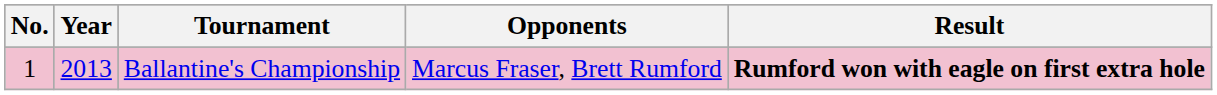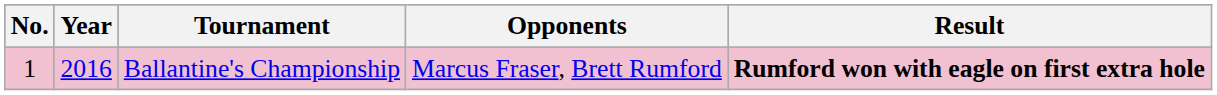(86, 68) 2013 -> (86, 68) 2016
